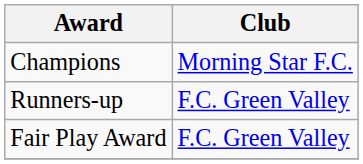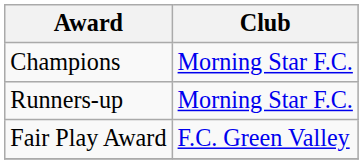(264, 100) F.C. Green Valley -> (265, 100) Morning Star F.C.
